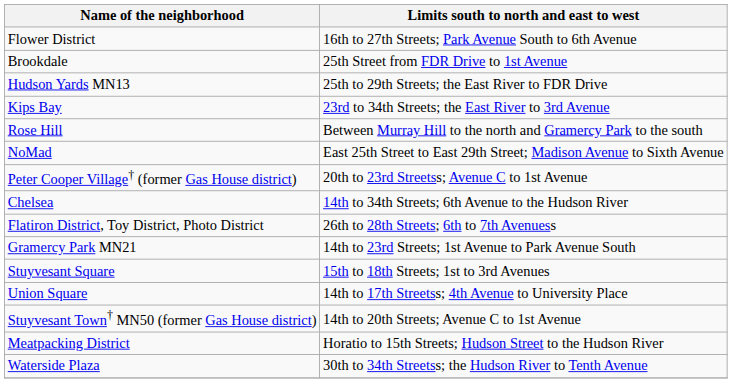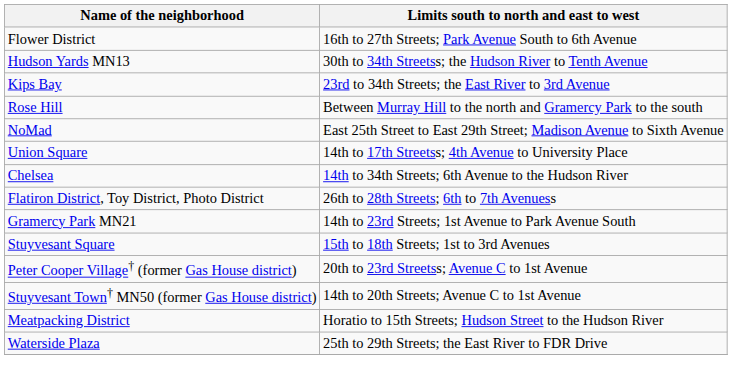- row: (38, 61)
(465, 84) 25th to 29th Streets; the East River to FDR Drive -> (485, 61) 30th to 34th Streetss; the Hudson River to Tenth Avenue
rows swapped: (152, 177) <-> (48, 293)
(485, 366) 30th to 34th Streetss; the Hudson River to Tenth Avenue -> (465, 343) 25th to 29th Streets; the East River to FDR Drive
